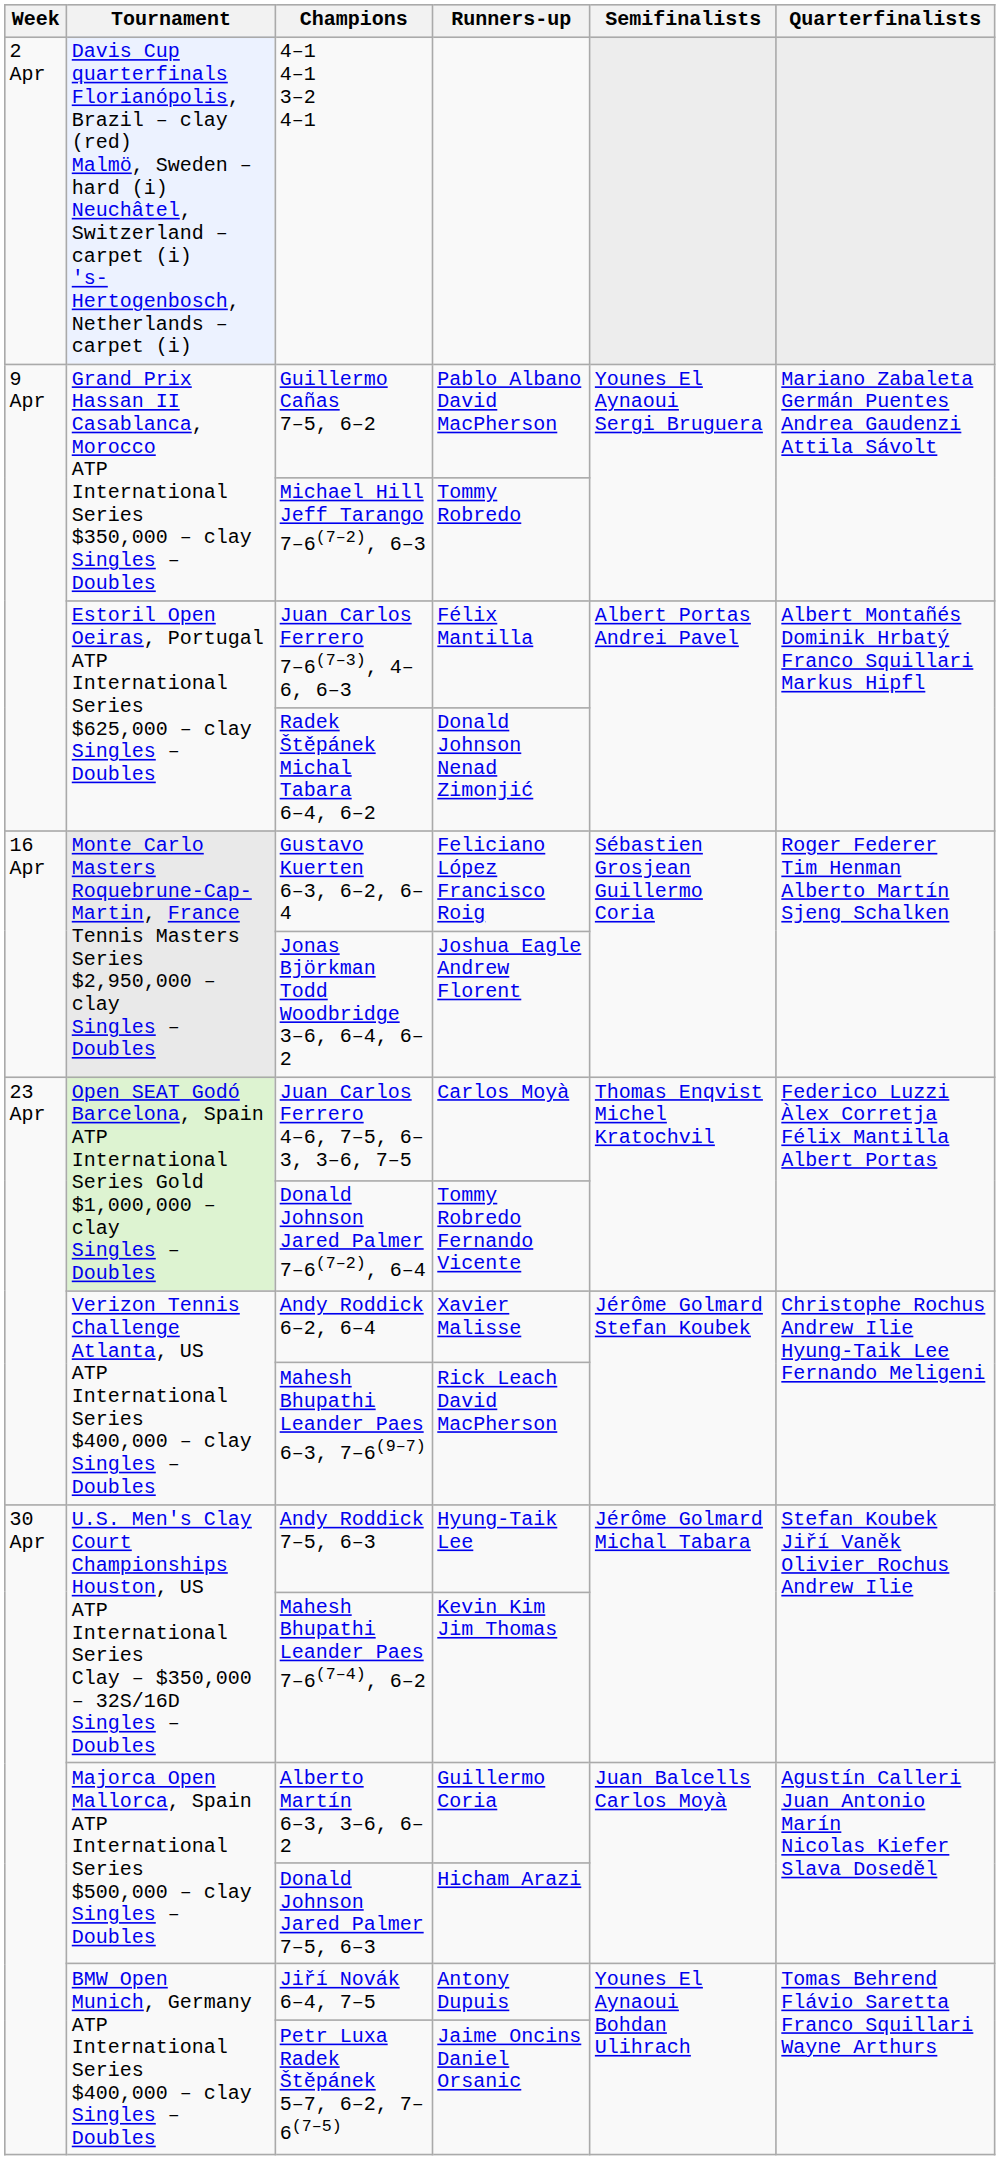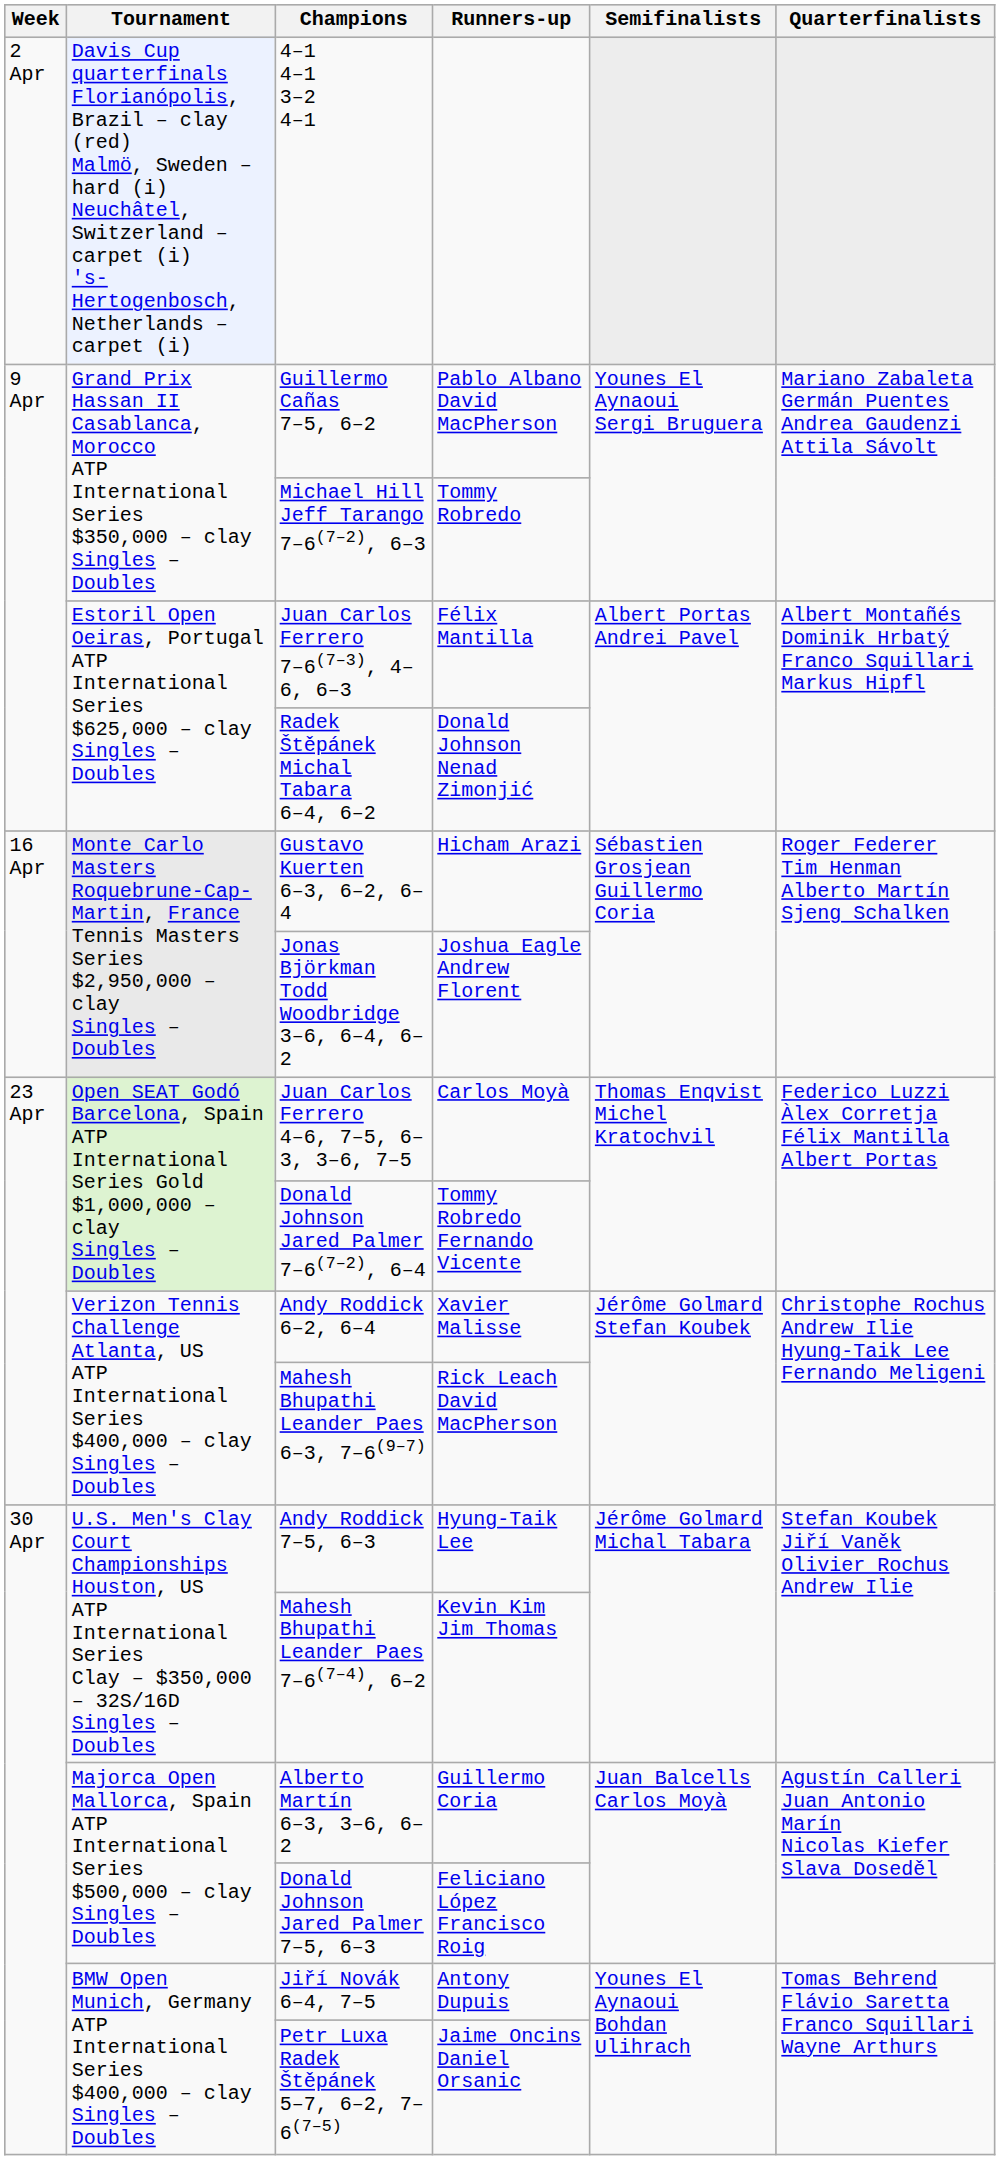(491, 881) Feliciano López Francisco Roig -> (509, 847) Hicham Arazi
(509, 1880) Hicham Arazi -> (491, 1914) Feliciano López Francisco Roig
